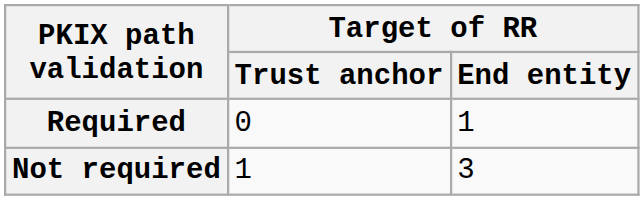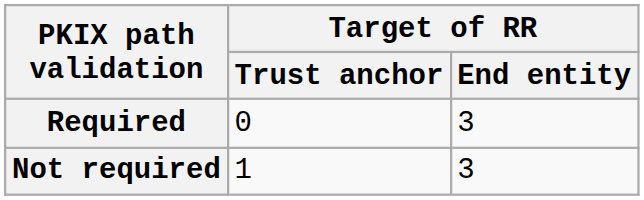(466, 123) 1 -> (466, 123) 3
